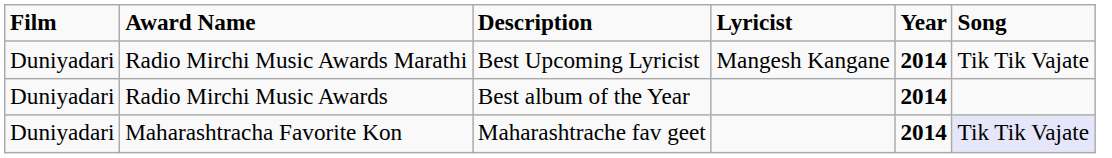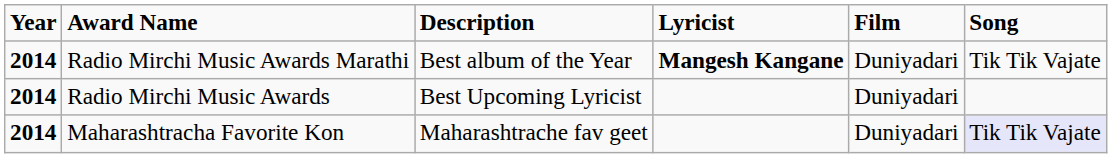columns swapped: (924, 22) <-> (33, 22)
(589, 59) Best Upcoming Lyricist -> (526, 59) Best album of the Year
(803, 59) normal -> (751, 59) bold
(584, 96) Best album of the Year -> (531, 96) Best Upcoming Lyricist
